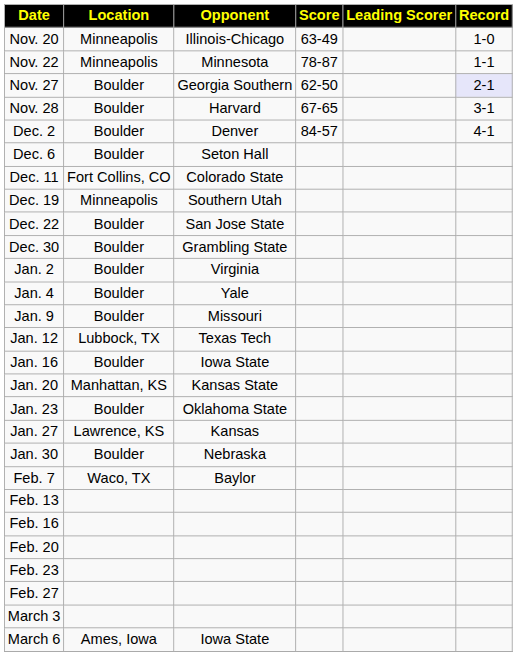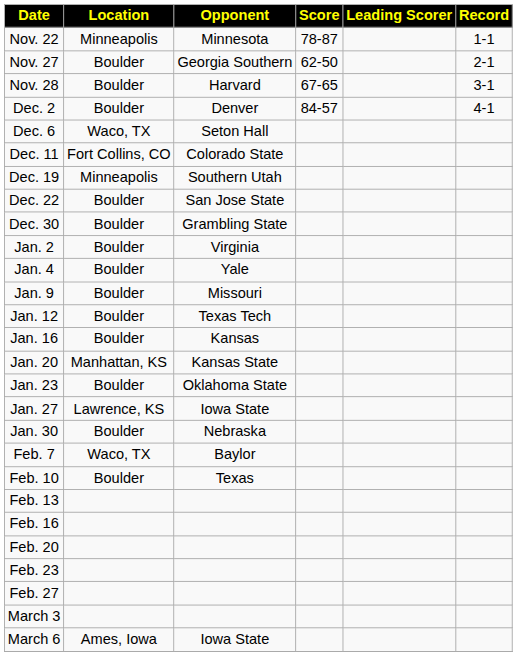- row: (34, 39)
(484, 85) lavender background -> (484, 62) no background
(119, 154) Boulder -> (119, 131) Waco, TX
(119, 339) Lubbock, TX -> (119, 316) Boulder
(235, 362) Iowa State -> (235, 339) Kansas
(235, 431) Kansas -> (235, 408) Iowa State
+ row: (34, 477)
